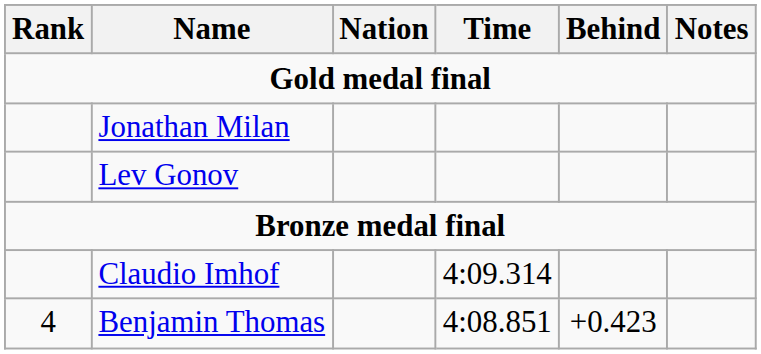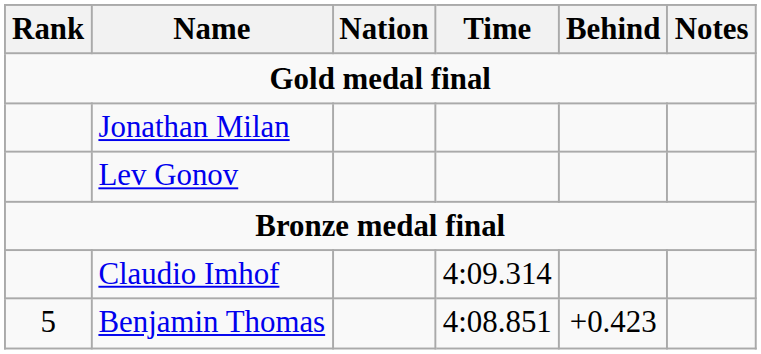(48, 322) 4 -> (48, 322) 5
